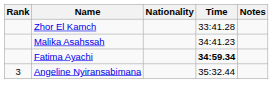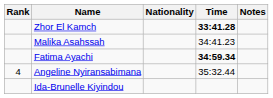(217, 27) normal -> (217, 27) bold
(18, 72) 3 -> (18, 72) 4
+ row: (79, 87)
